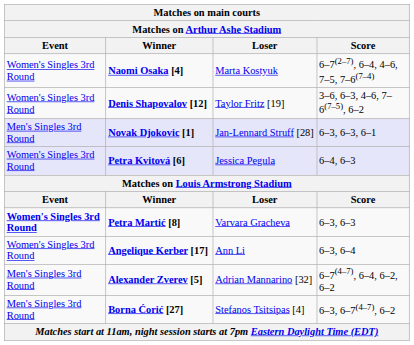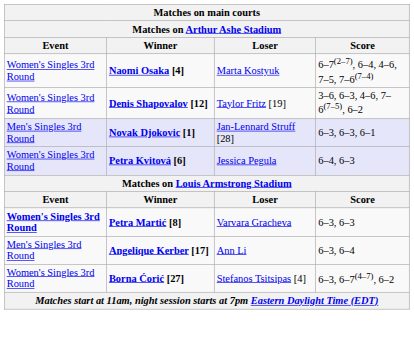(51, 250) Women's Singles 3rd Round -> (44, 250) Men's Singles 3rd Round
- row: (155, 280)
(44, 309) Men's Singles 3rd Round -> (51, 278) Women's Singles 3rd Round
